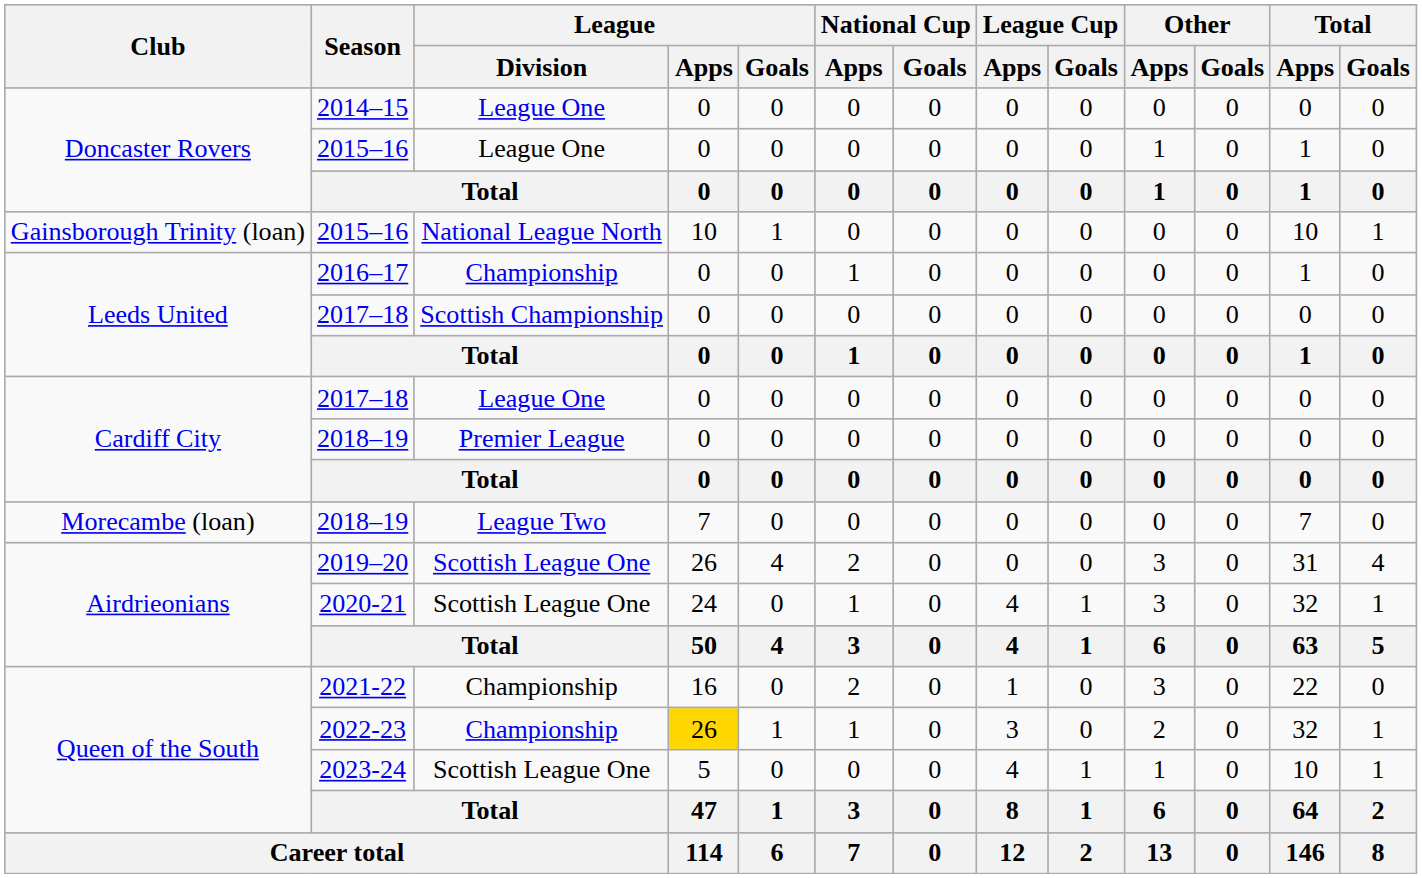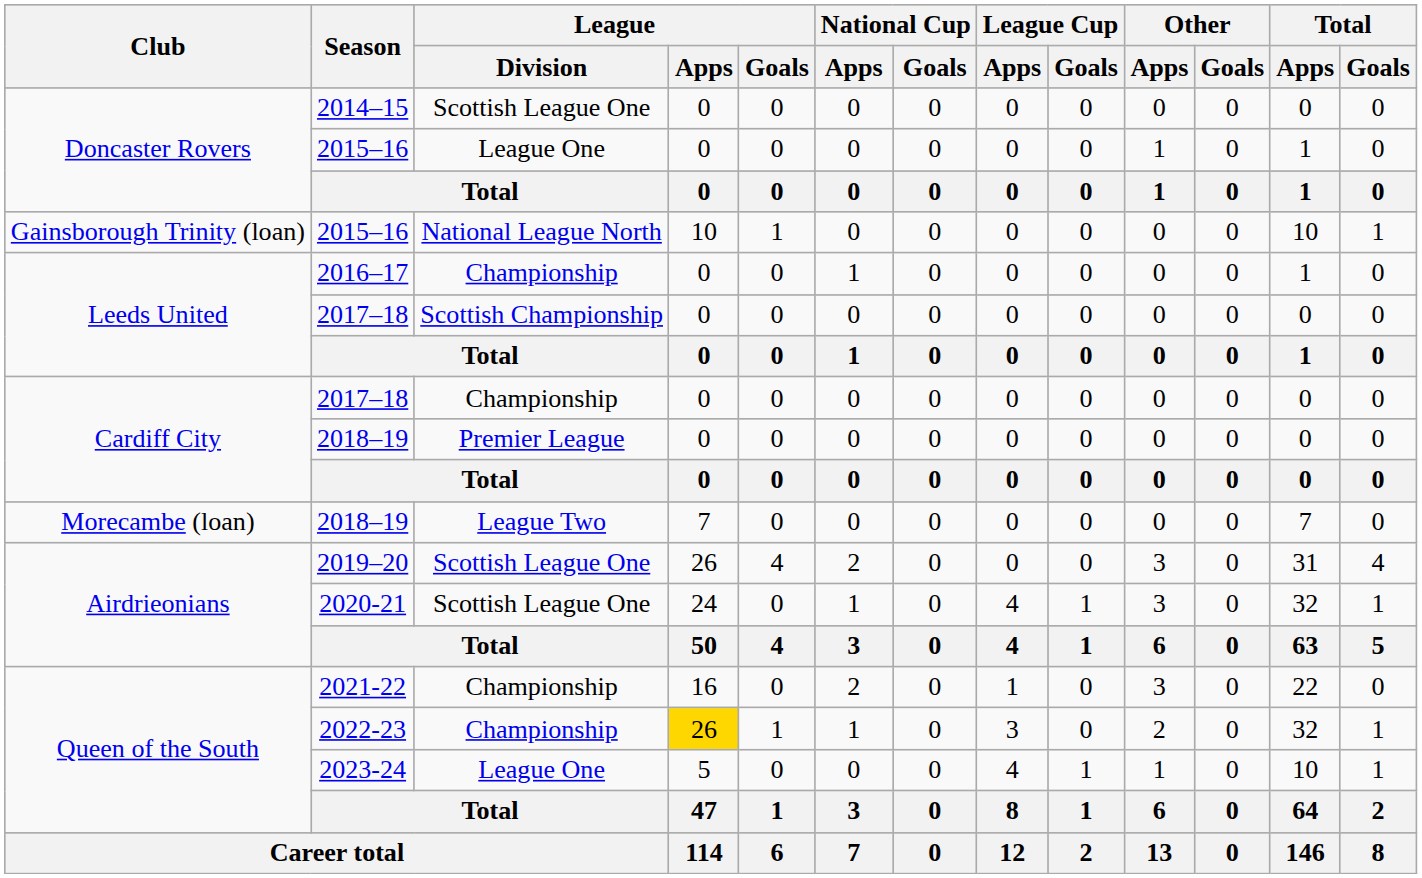(542, 107) League One -> (542, 107) Scottish League One
(542, 397) League One -> (542, 397) Championship
(542, 769) Scottish League One -> (542, 769) League One
